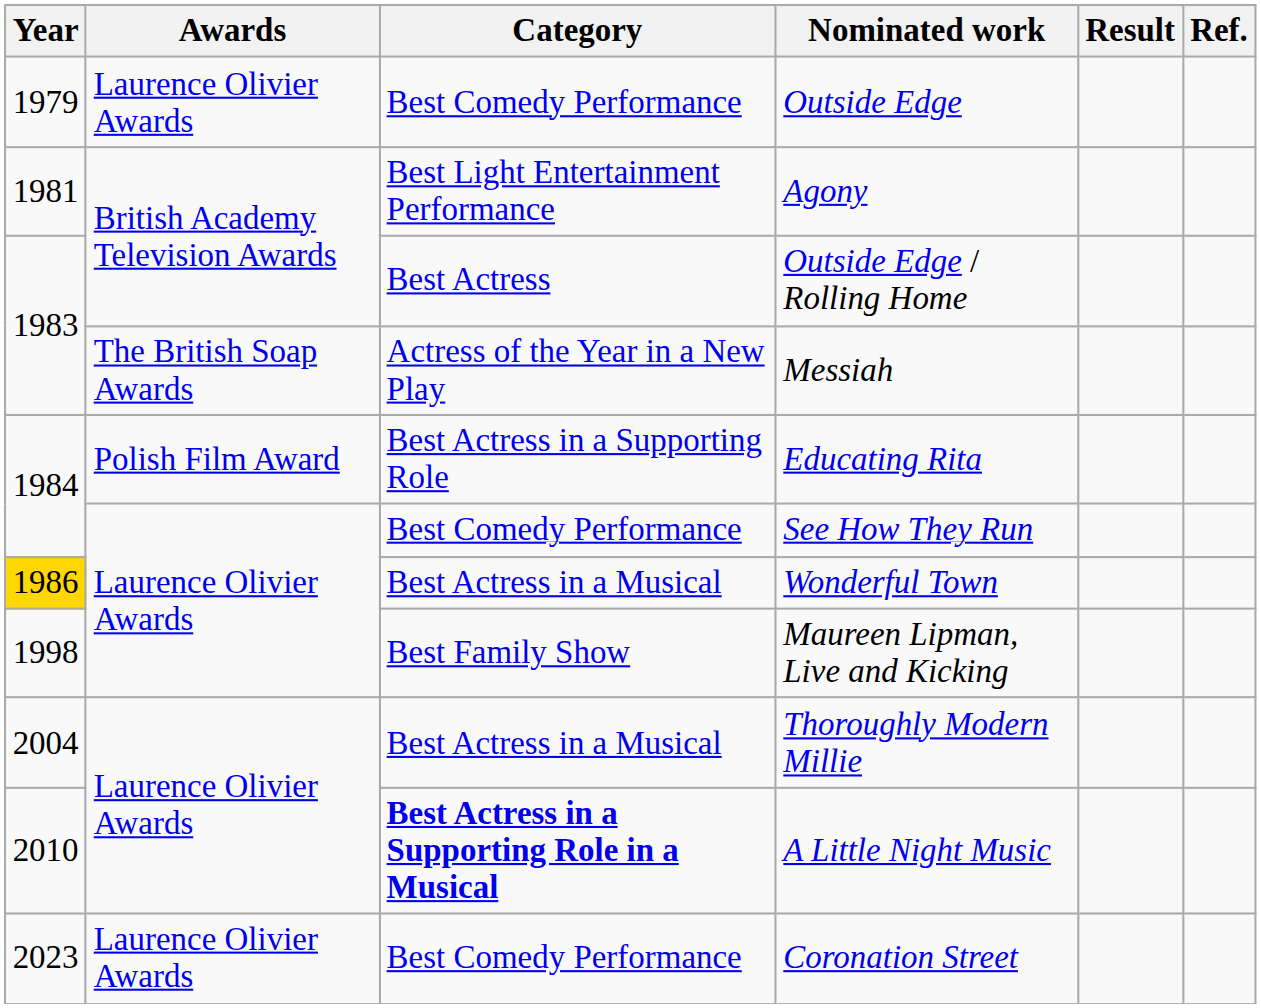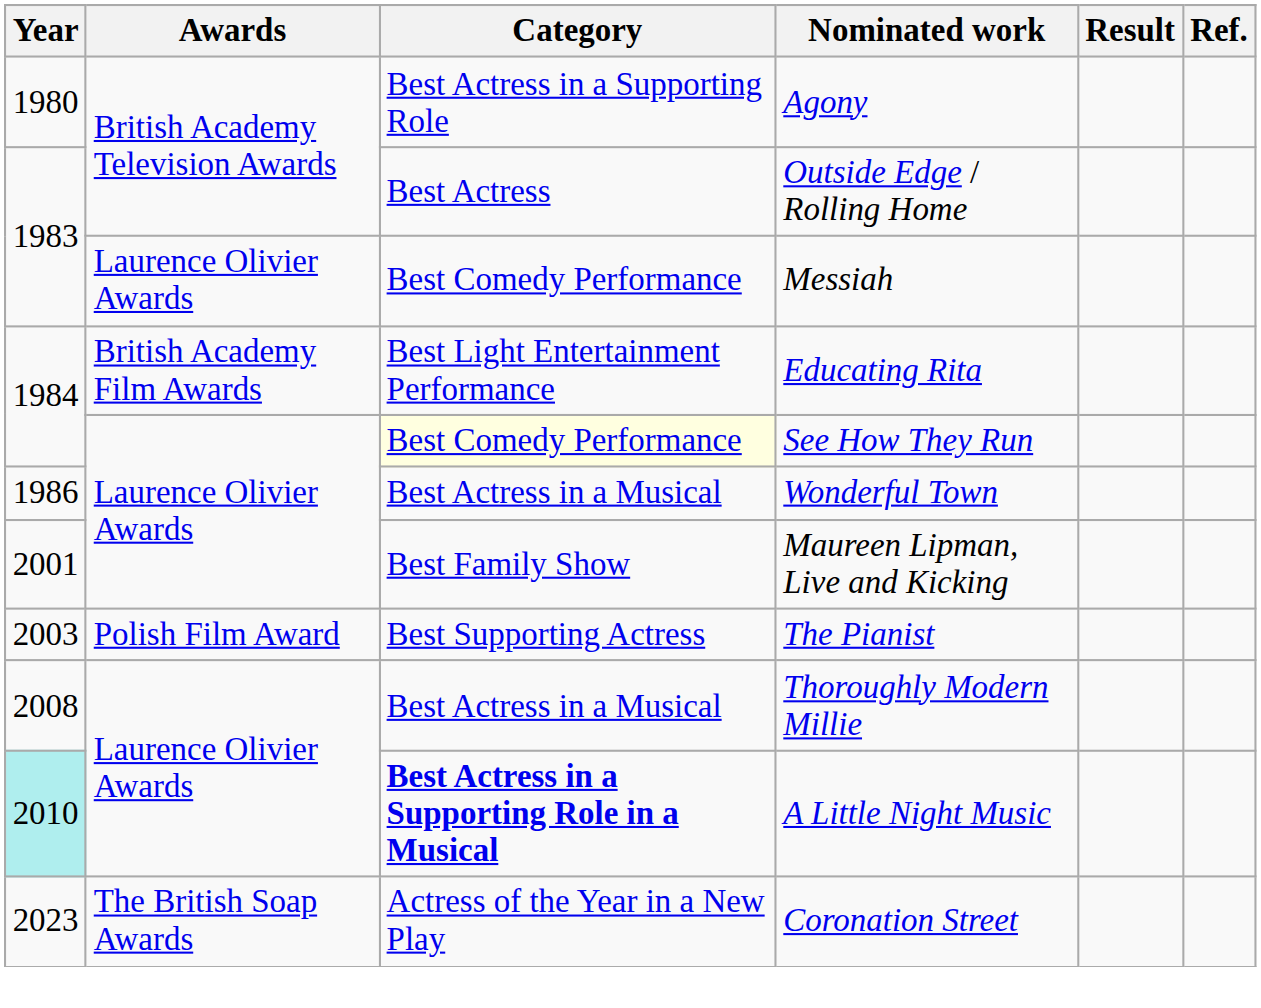- row: (873, 101)
(46, 190) 1981 -> (46, 101) 1980
(553, 190) Best Light Entertainment Performance -> (574, 101) Best Actress in a Supporting Role
(205, 369) The British Soap Awards -> (206, 280) Laurence Olivier Awards
(576, 369) Actress of the Year in a New Play -> (564, 280) Best Comedy Performance
(217, 458) Polish Film Award -> (205, 369) British Academy Film Awards
(574, 458) Best Actress in a Supporting Role -> (553, 369) Best Light Entertainment Performance
(564, 529) no background -> (564, 440) lightyellow background
(46, 581) gold background -> (46, 492) no background
(46, 652) 1998 -> (46, 563) 2001
+ row: (859, 634)
(46, 742) 2004 -> (46, 705) 2008
(46, 850) no background -> (46, 812) paleturquoise background
(206, 957) Laurence Olivier Awards -> (205, 920) The British Soap Awards
(564, 957) Best Comedy Performance -> (576, 920) Actress of the Year in a New Play
